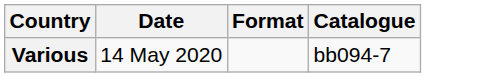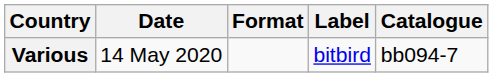+ column: (342, 21)
